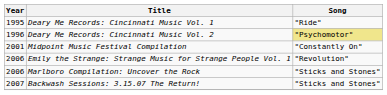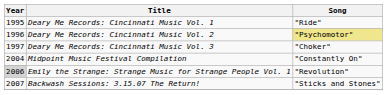+ row: (121, 47)
(15, 47) 2001 -> (15, 59) 2004
(15, 59) no background -> (15, 72) lightgrey background
- row: (114, 72)
